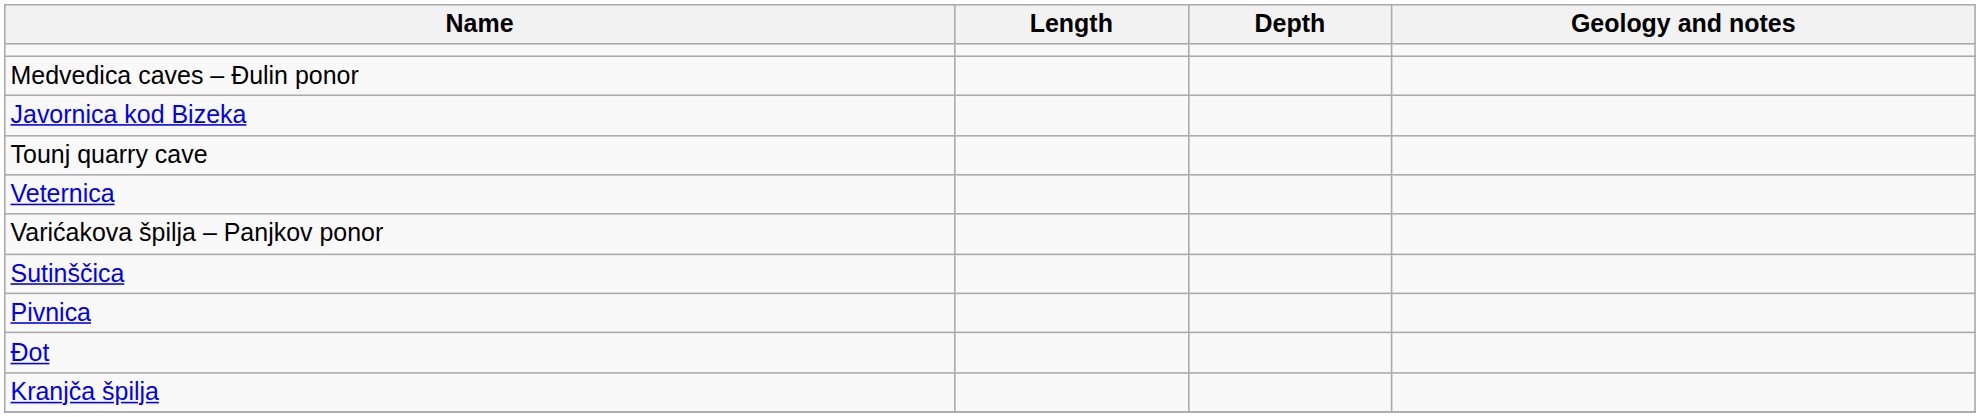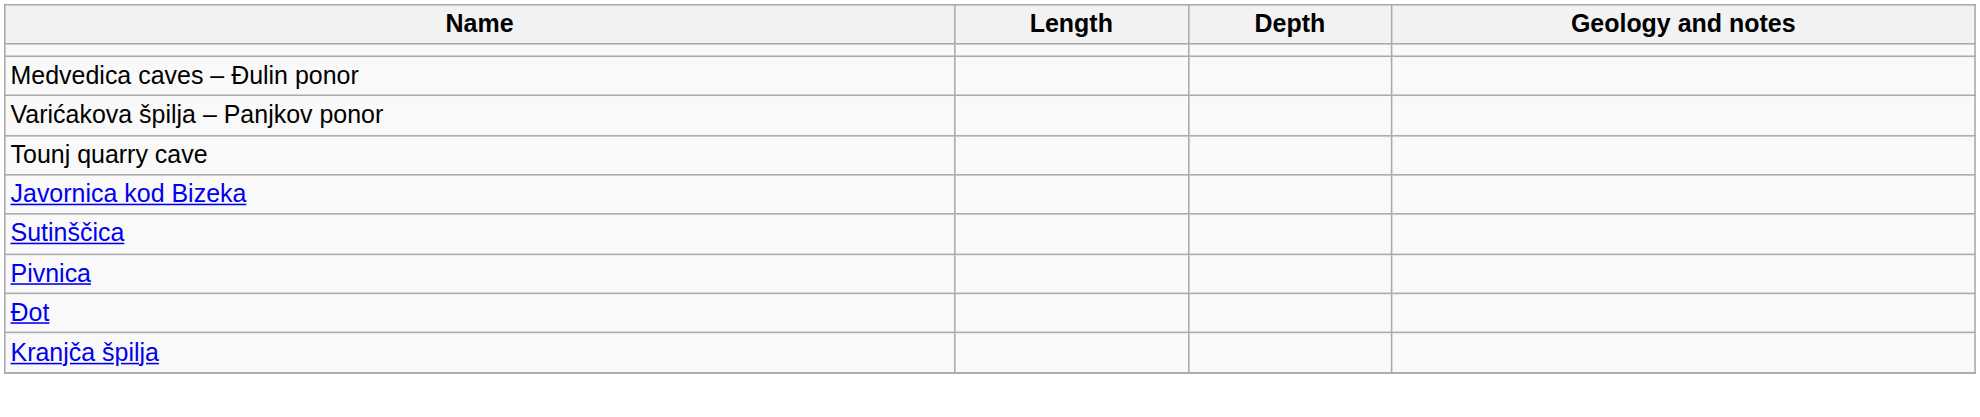rows swapped: (197, 233) <-> (128, 114)
- row: (63, 194)
